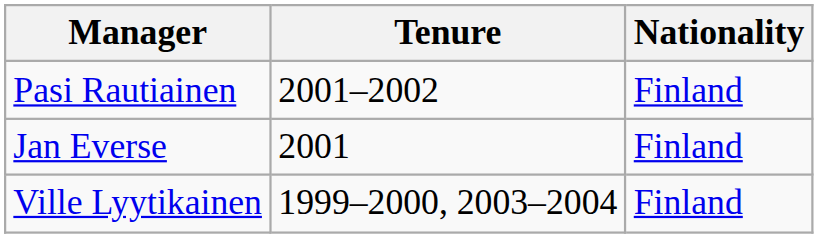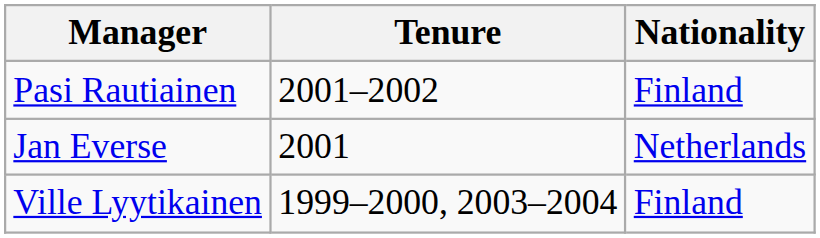(688, 145) Finland -> (720, 145) Netherlands
